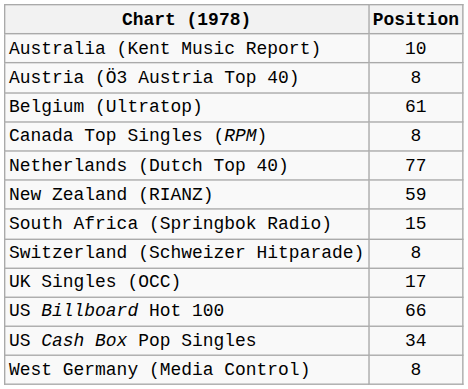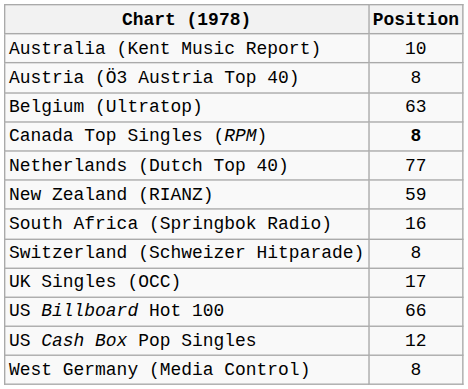(416, 107) 61 -> (416, 107) 63
(416, 136) normal -> (416, 136) bold
(416, 224) 15 -> (416, 224) 16
(416, 341) 34 -> (416, 341) 12
